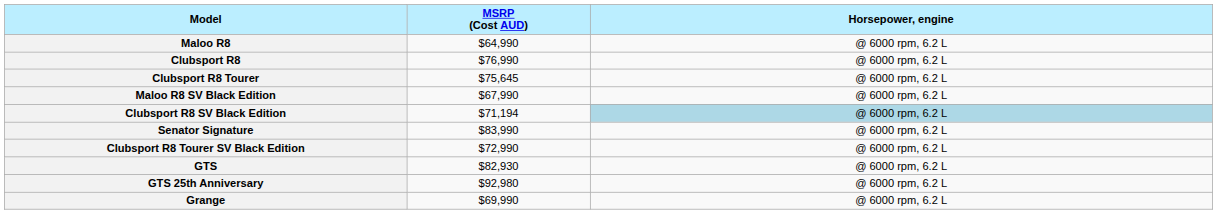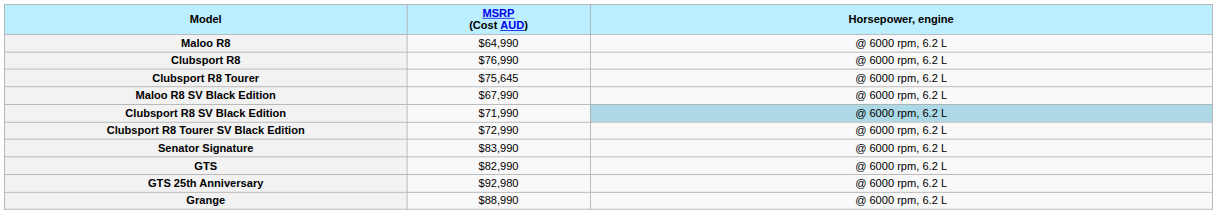(498, 113) $71,194 -> (498, 113) $71,990
rows swapped: (206, 148) <-> (206, 131)
(498, 166) $82,930 -> (498, 166) $82,990
(498, 201) $69,990 -> (498, 201) $88,990
